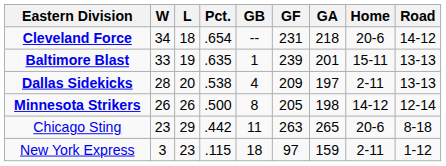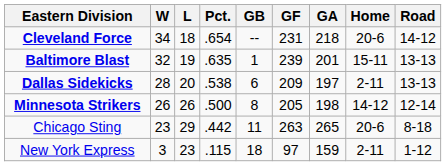(163, 61) 33 -> (163, 61) 32
(254, 83) 4 -> (254, 83) 6
